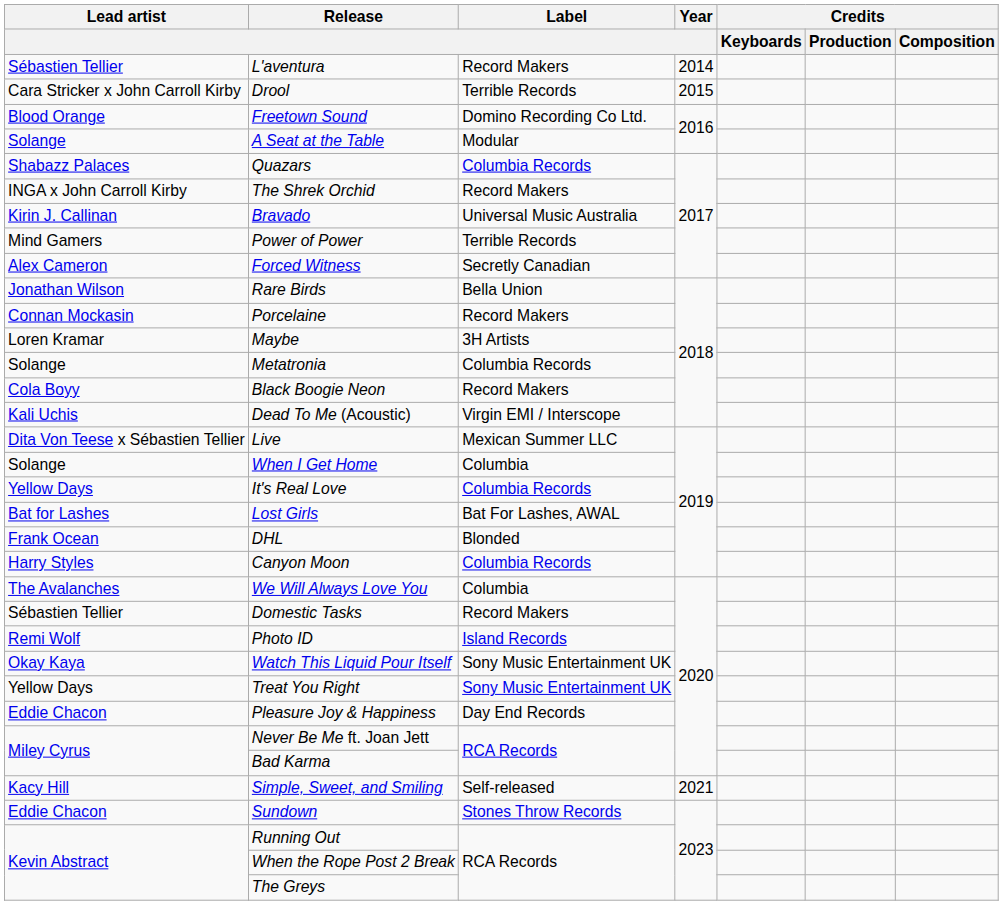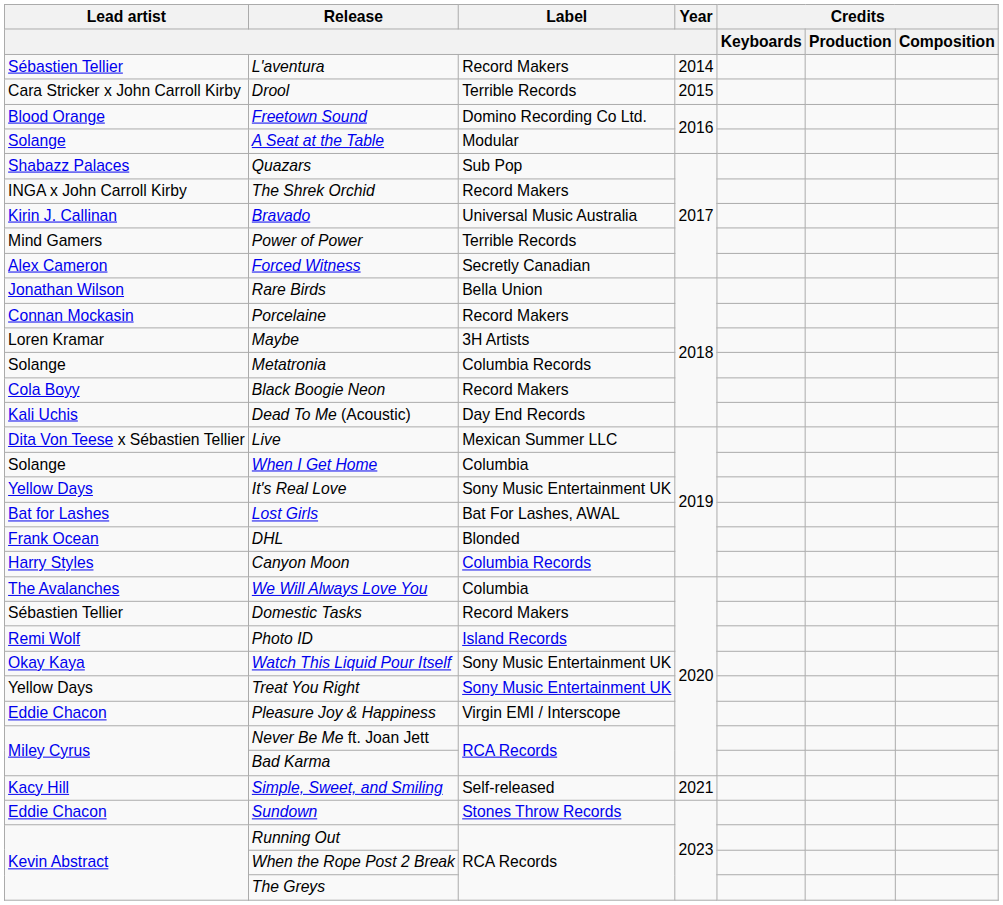(527, 166) Columbia Records -> (492, 166) Sub Pop
(541, 414) Virgin EMI / Interscope -> (524, 414) Day End Records
(527, 489) Columbia Records -> (567, 489) Sony Music Entertainment UK
(524, 713) Day End Records -> (541, 713) Virgin EMI / Interscope
